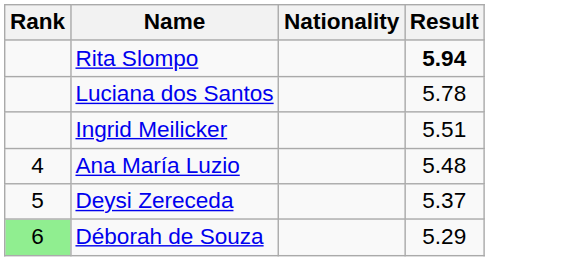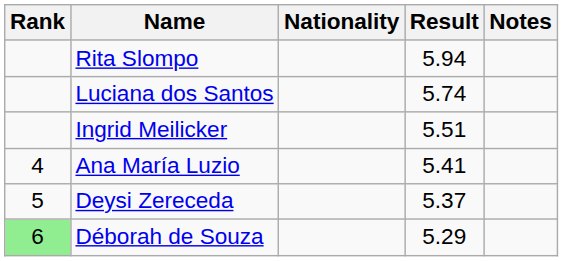+ column: (520, 22)
(444, 58) bold -> (444, 58) normal
(444, 93) 5.78 -> (444, 93) 5.74
(444, 165) 5.48 -> (444, 165) 5.41
